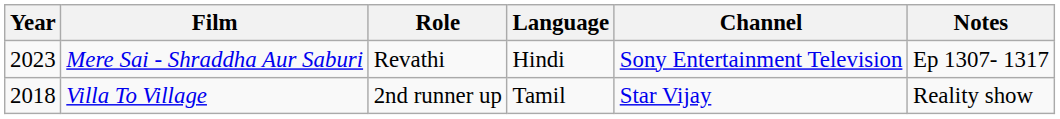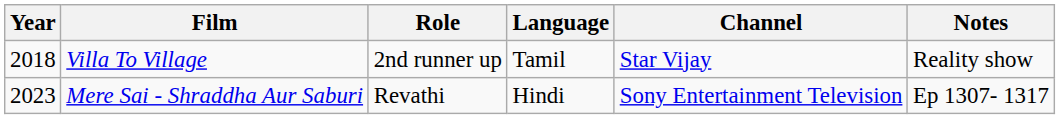rows swapped: (137, 95) <-> (215, 58)
